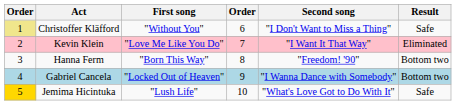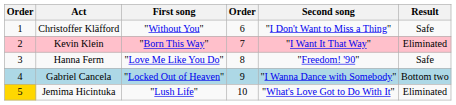(20, 28) khaki background -> (20, 28) no background
(174, 44) "Love Me Like You Do" -> (174, 44) "Born This Way"
(174, 60) "Born This Way" -> (174, 60) "Love Me Like You Do"
(425, 60) Bottom two -> (425, 60) Safe
(425, 92) Safe -> (425, 92) Eliminated
